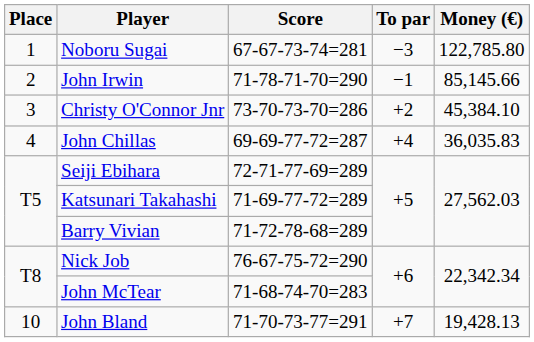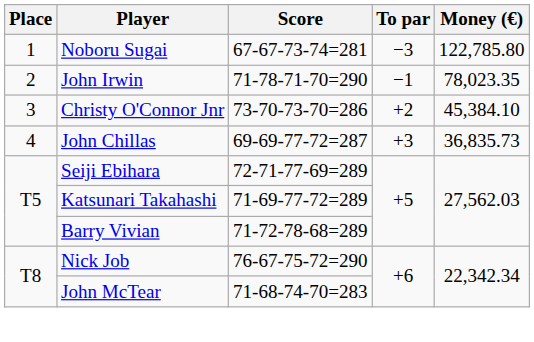(482, 79) 85,145.66 -> (482, 79) 78,023.35
(403, 140) +4 -> (403, 140) +3
(482, 140) 36,035.83 -> (482, 140) 36,835.73
- row: (104, 321)
